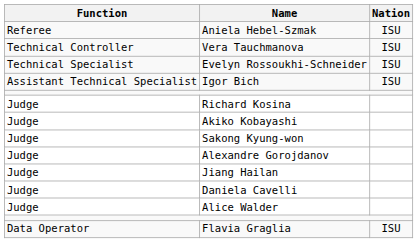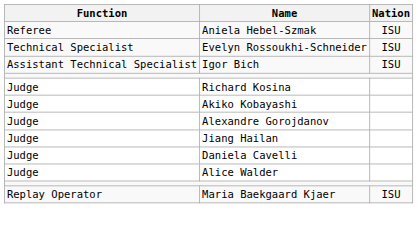- row: (70, 47)
- row: (23, 138)
- row: (48, 229)
+ row: (54, 195)
